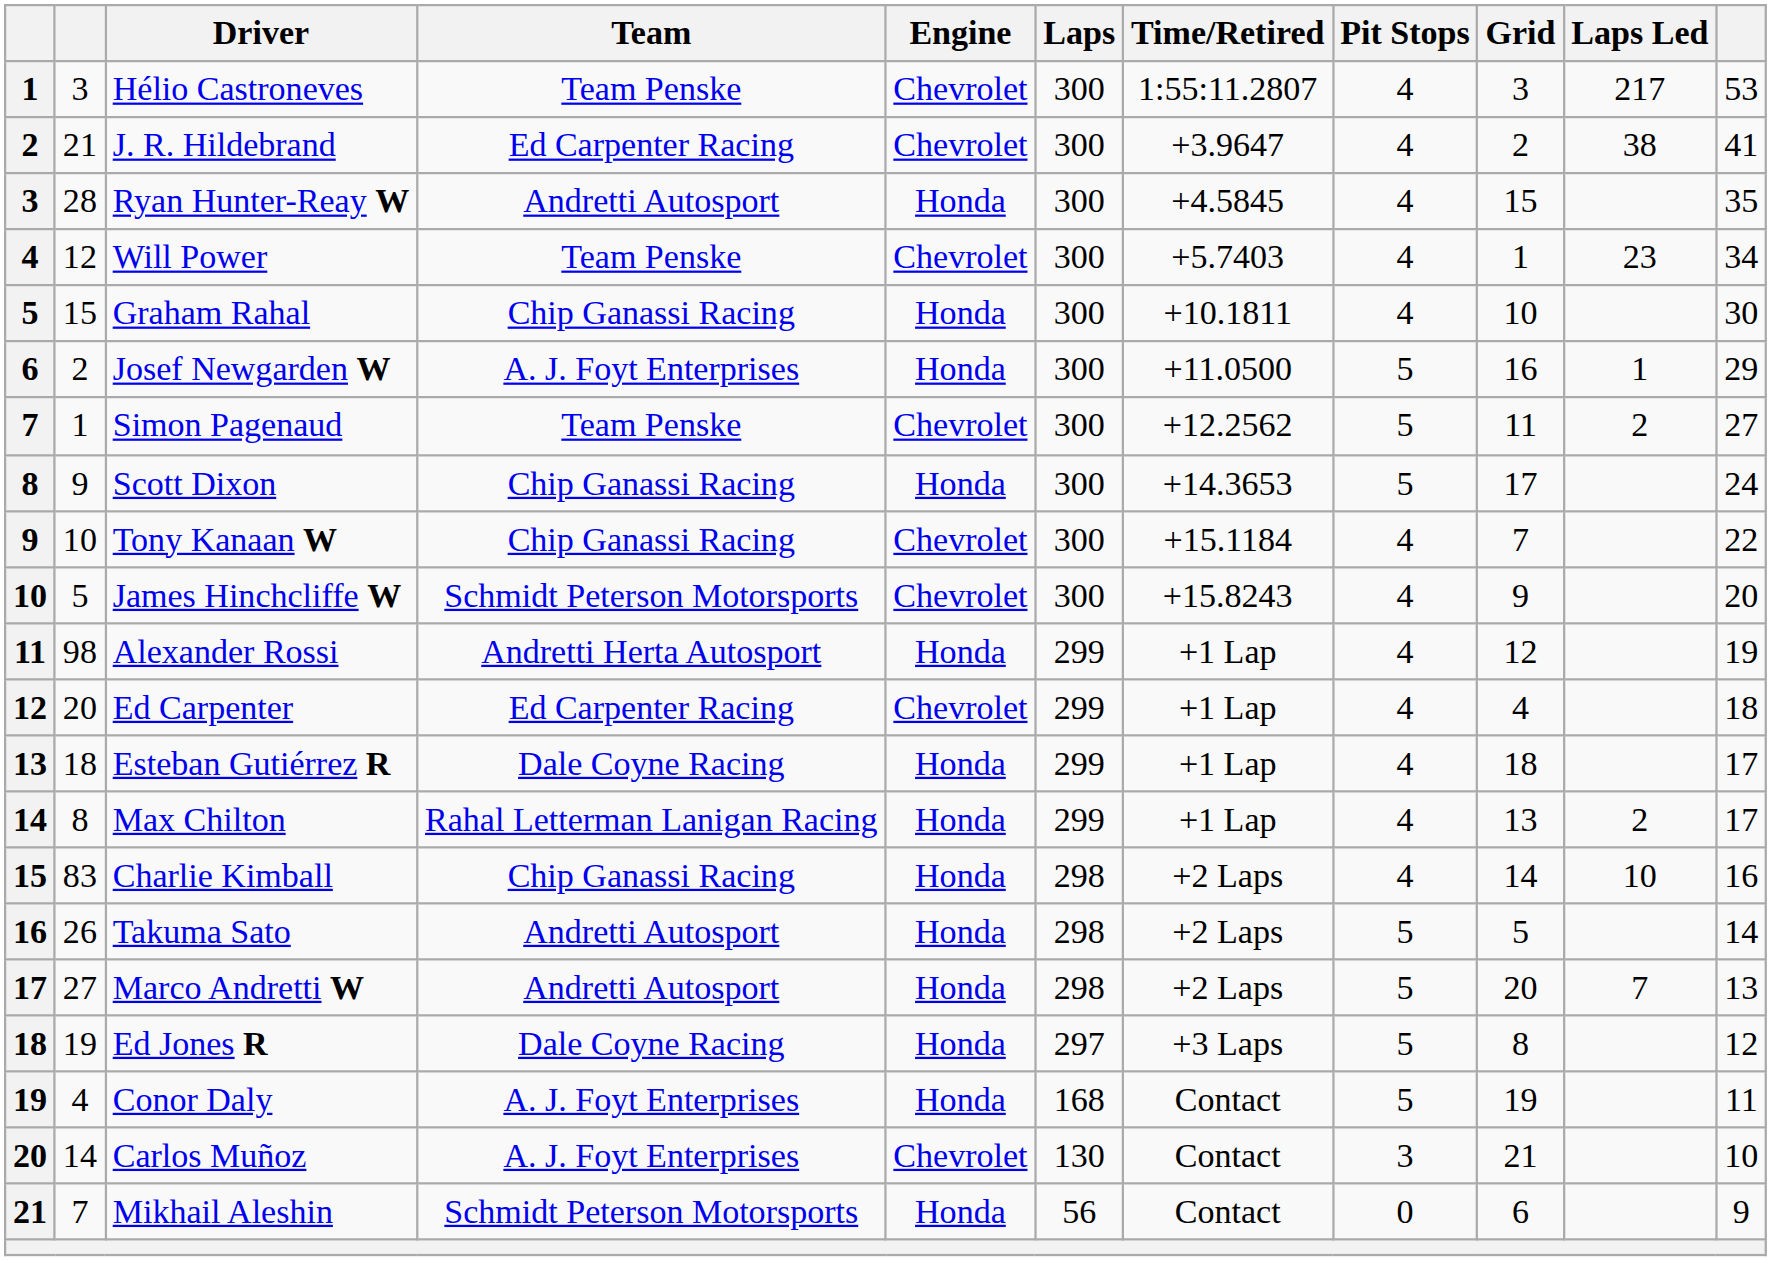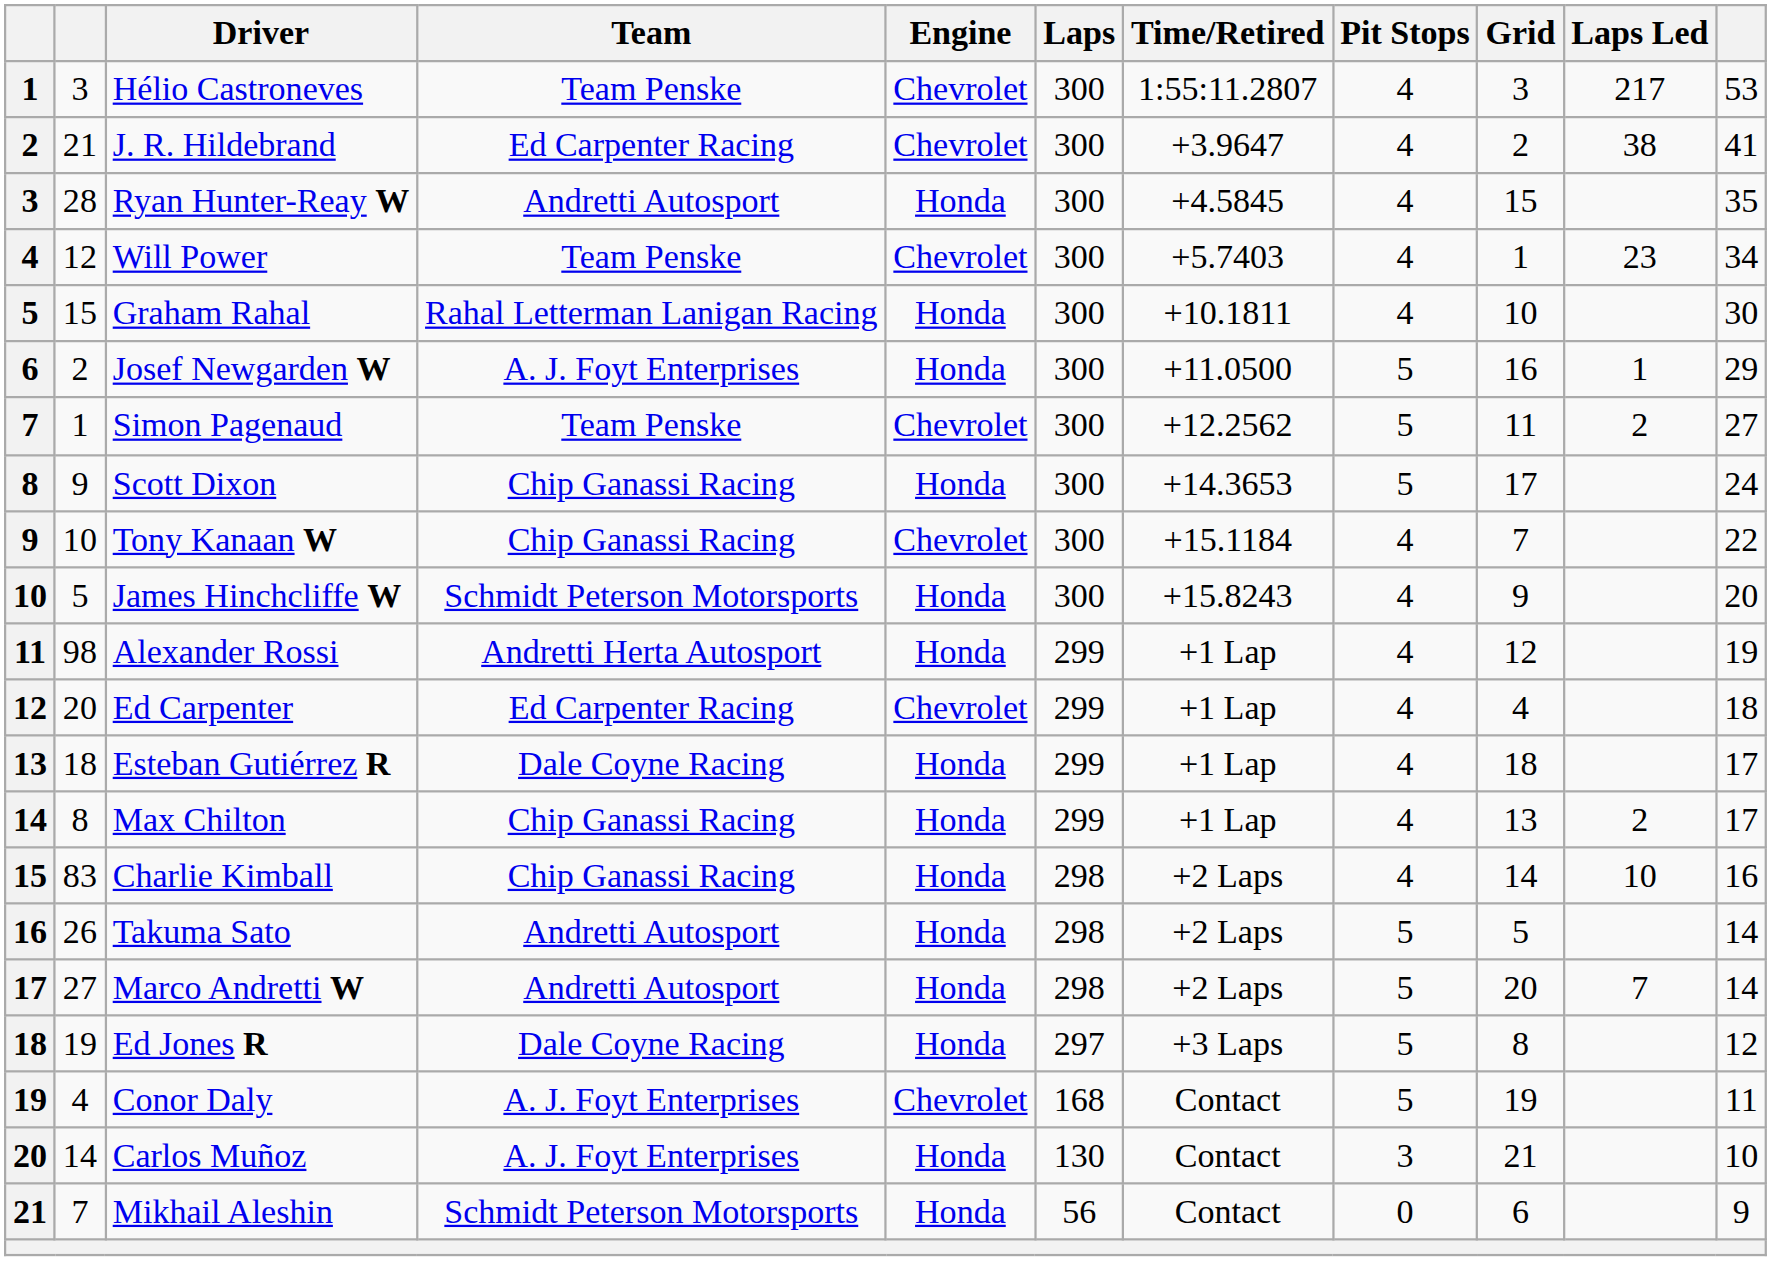(651, 313) Chip Ganassi Racing -> (651, 313) Rahal Letterman Lanigan Racing
(960, 594) Chevrolet -> (960, 594) Honda
(651, 818) Rahal Letterman Lanigan Racing -> (651, 818) Chip Ganassi Racing
(1741, 987) 13 -> (1741, 987) 14
(960, 1099) Honda -> (960, 1099) Chevrolet
(960, 1155) Chevrolet -> (960, 1155) Honda
